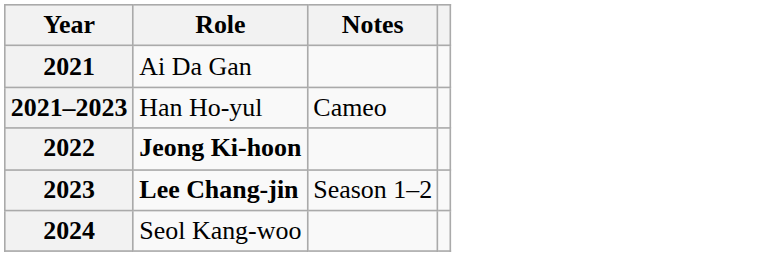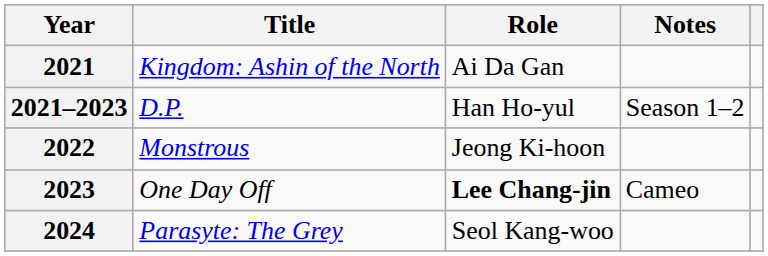+ column: (290, 25)
(350, 107) Cameo -> (685, 107) Season 1–2
(220, 148) bold -> (529, 148) normal
(373, 189) Season 1–2 -> (662, 189) Cameo
